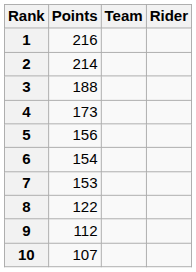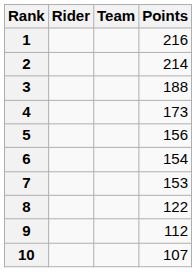columns swapped: (169, 16) <-> (75, 16)
